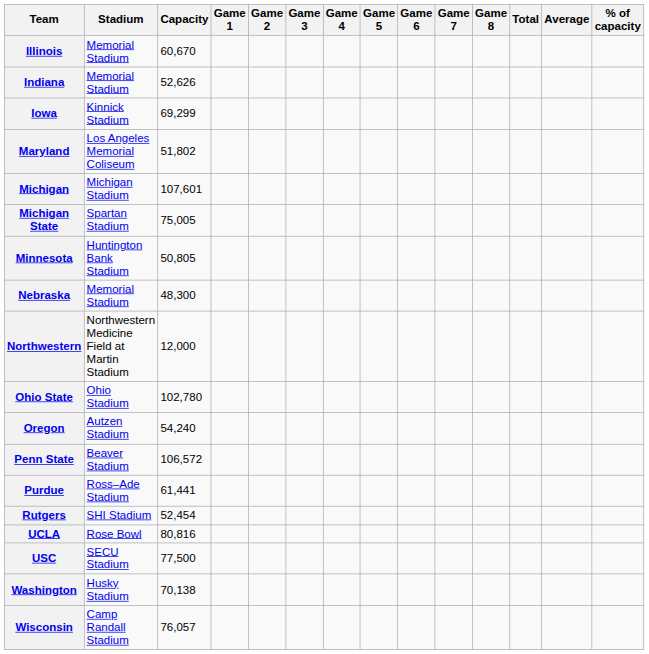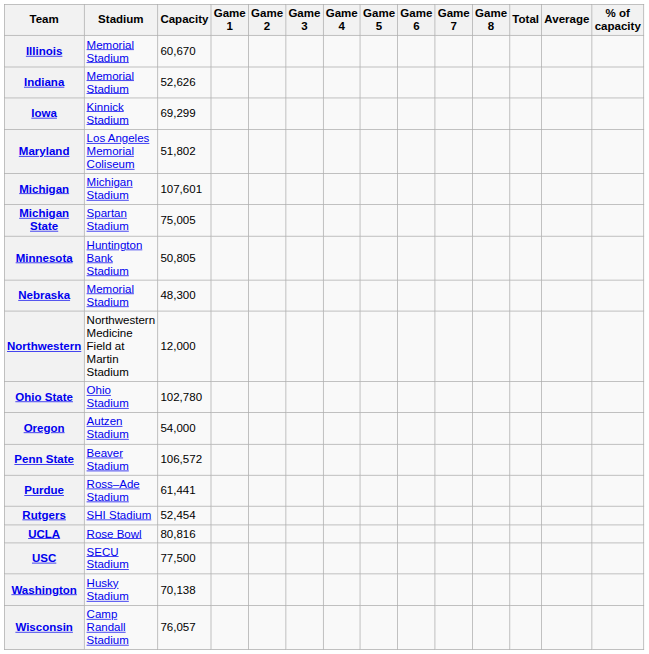(178, 428) 54,240 -> (178, 428) 54,000
